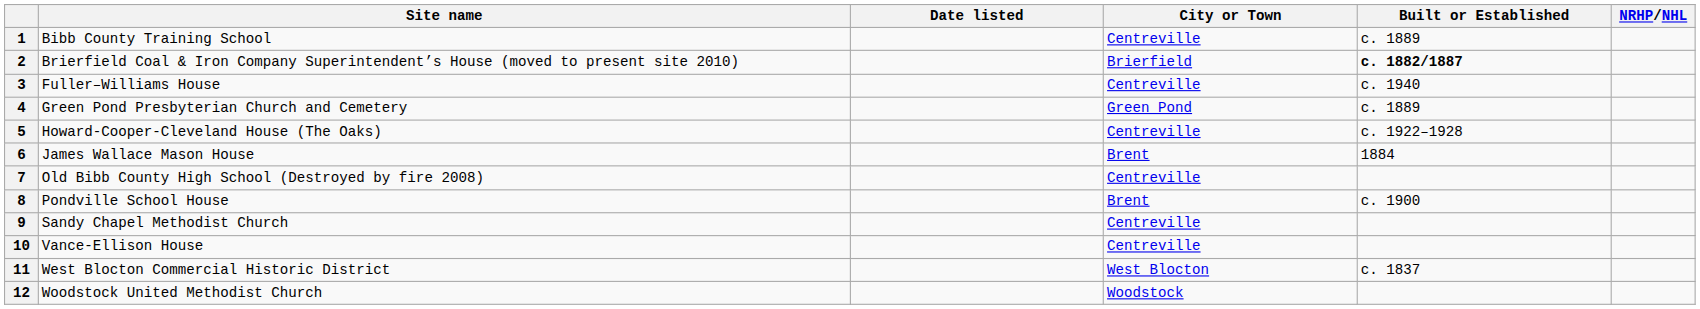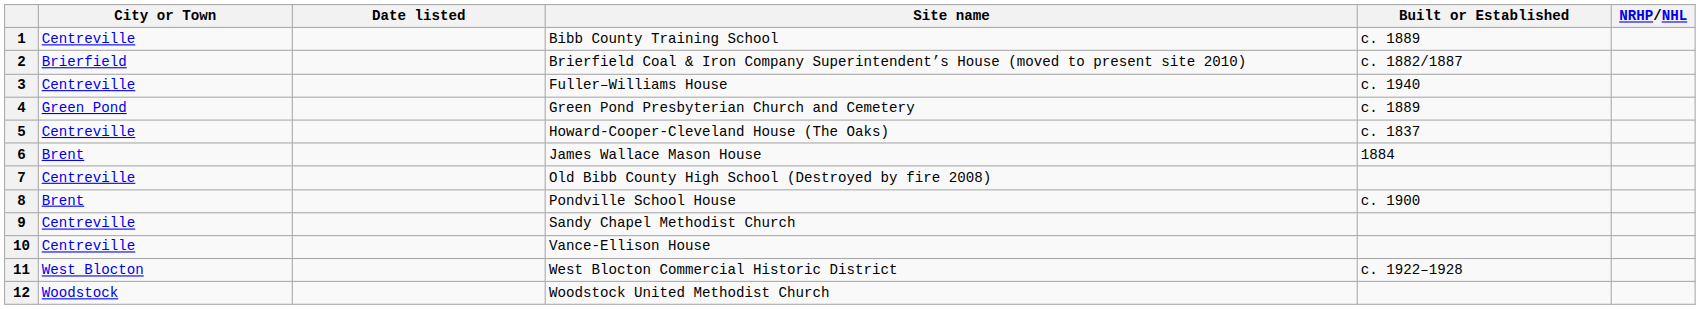columns swapped: (444, 16) <-> (1230, 16)
(1412, 62) bold -> (1412, 62) normal
(1412, 132) c. 1922–1928 -> (1390, 132) c. 1837
(1390, 270) c. 1837 -> (1412, 270) c. 1922–1928
